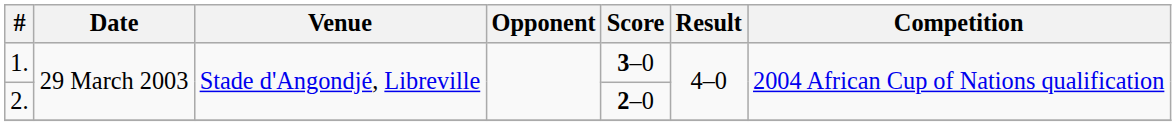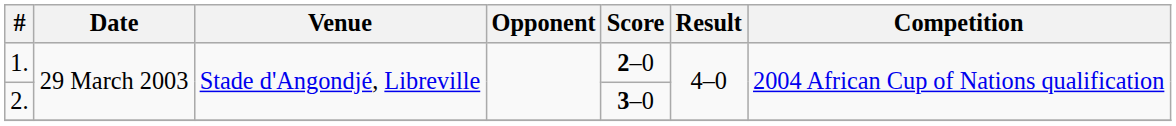(636, 62) 3–0 -> (636, 62) 2–0
(636, 100) 2–0 -> (636, 100) 3–0
